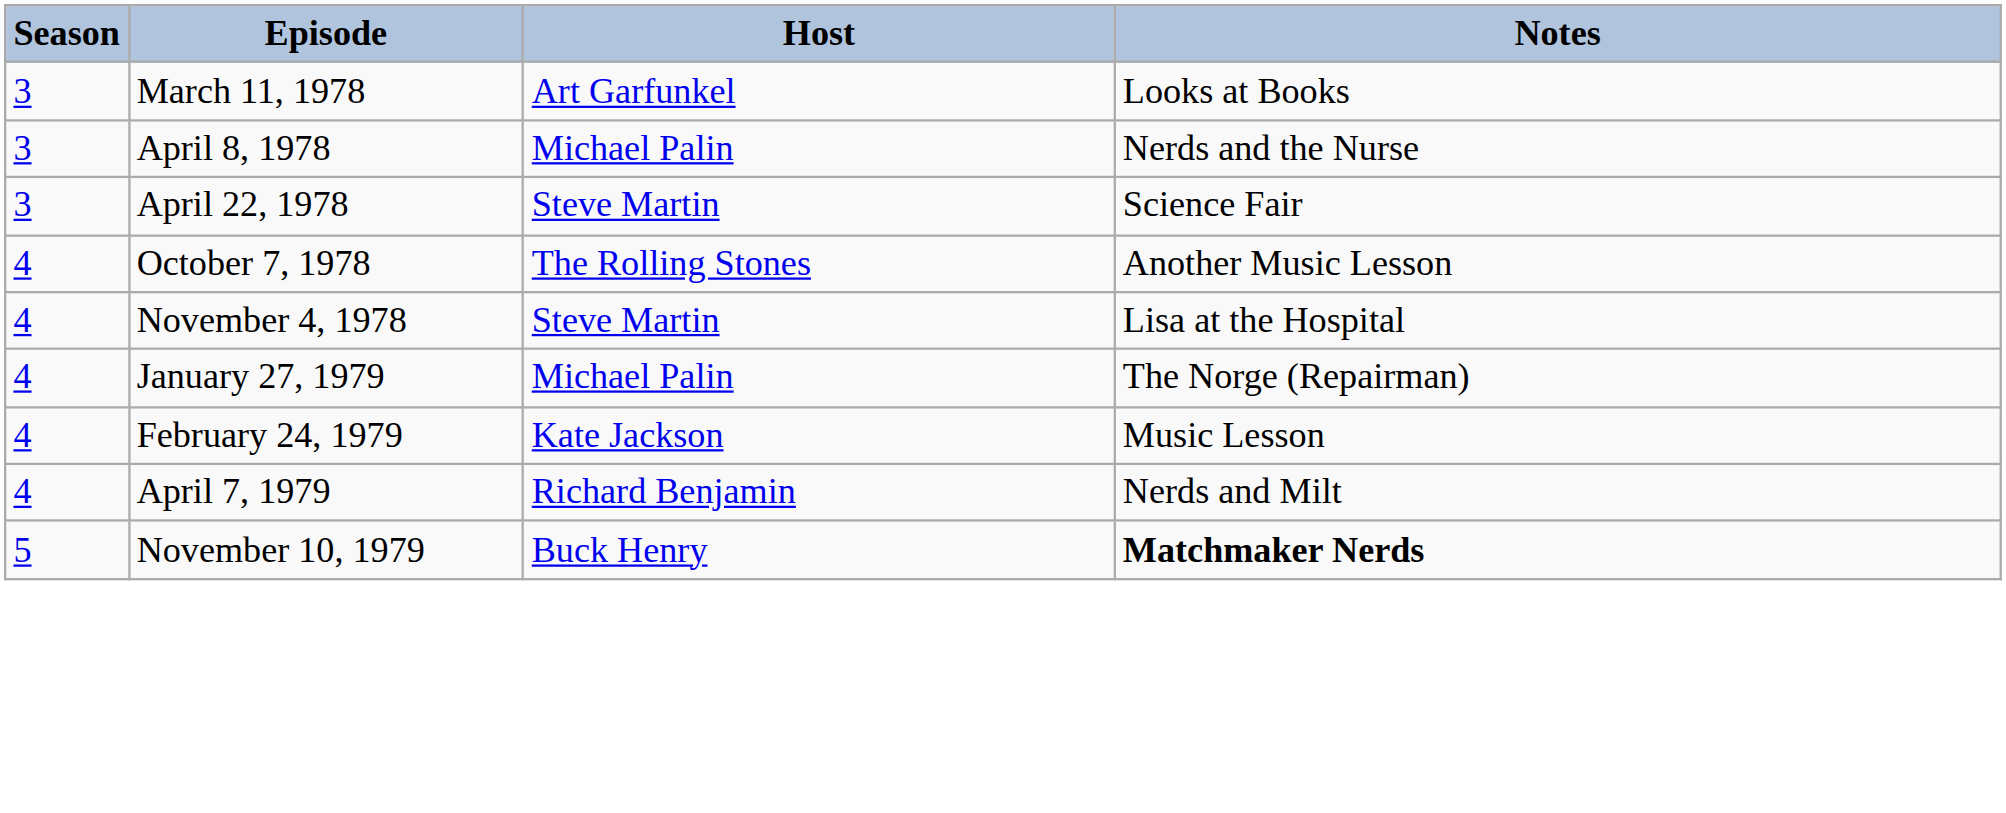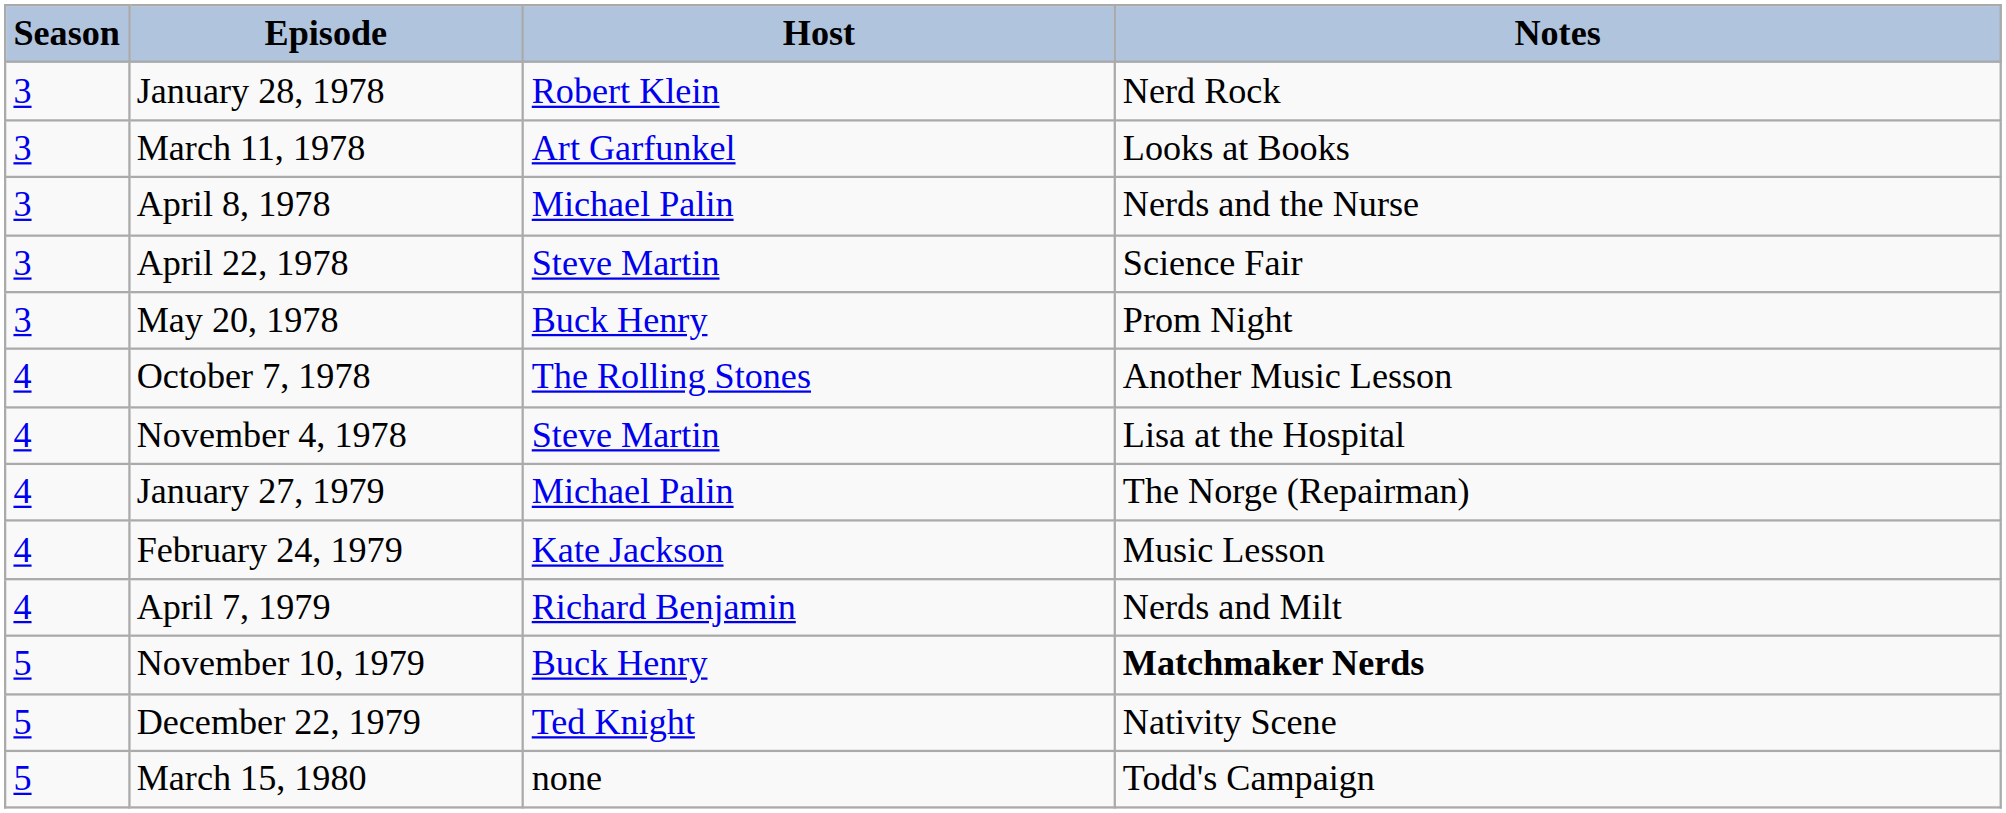+ row: (261, 90)
+ row: (238, 319)
+ row: (279, 721)
+ row: (252, 778)
